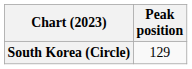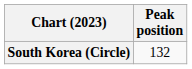(160, 52) 129 -> (160, 52) 132
